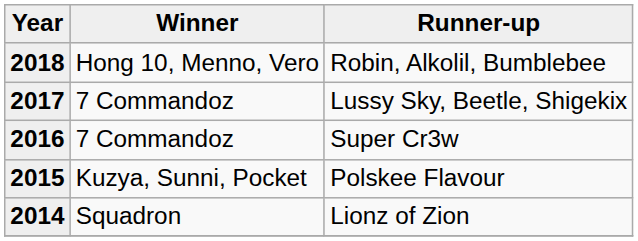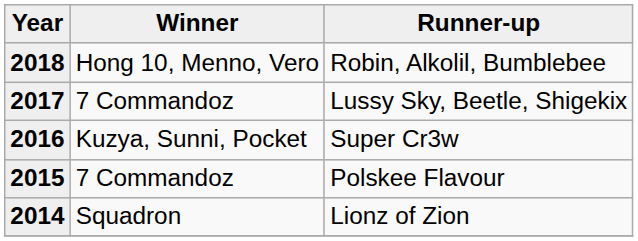(155, 139) 7 Commandoz -> (191, 139) Kuzya, Sunni, Pocket
(191, 178) Kuzya, Sunni, Pocket -> (155, 178) 7 Commandoz
